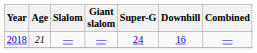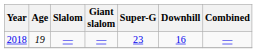(40, 39) 21 -> (40, 39) 19
(138, 39) 24 -> (138, 39) 23
